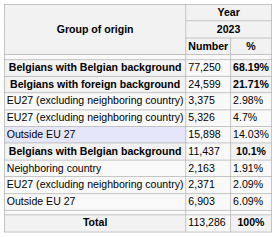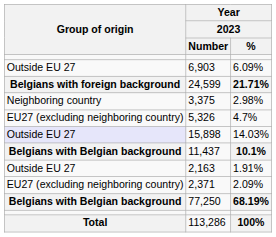rows swapped: (204, 67) <-> (202, 201)
(95, 101) EU27 (excluding neighboring country) -> (54, 101) Neighboring country
(54, 168) Neighboring country -> (41, 168) Outside EU 27
